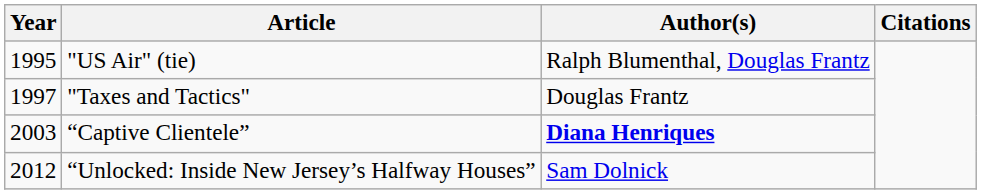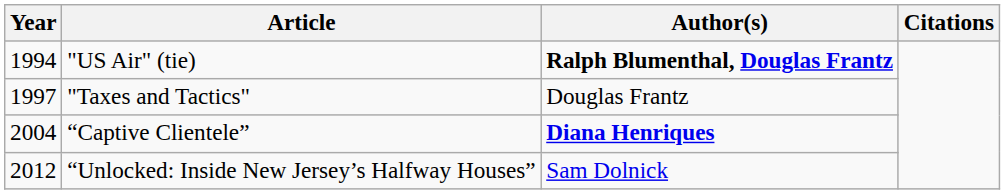(33, 59) 1995 -> (33, 59) 1994
(708, 59) normal -> (720, 59) bold
(33, 133) 2003 -> (33, 133) 2004
